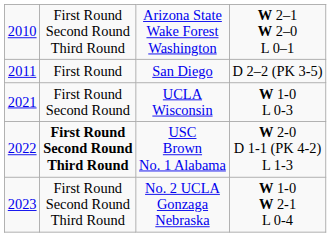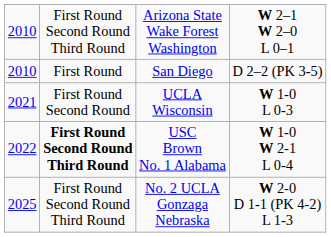(22, 71) 2011 -> (22, 71) 2010
(277, 149) W 2-0 D 1-1 (PK 4-2) L 1-3 -> (277, 149) W 1-0 W 2-1 L 0-4
(22, 204) 2023 -> (22, 204) 2025
(277, 204) W 1-0 W 2-1 L 0-4 -> (277, 204) W 2-0 D 1-1 (PK 4-2) L 1-3
